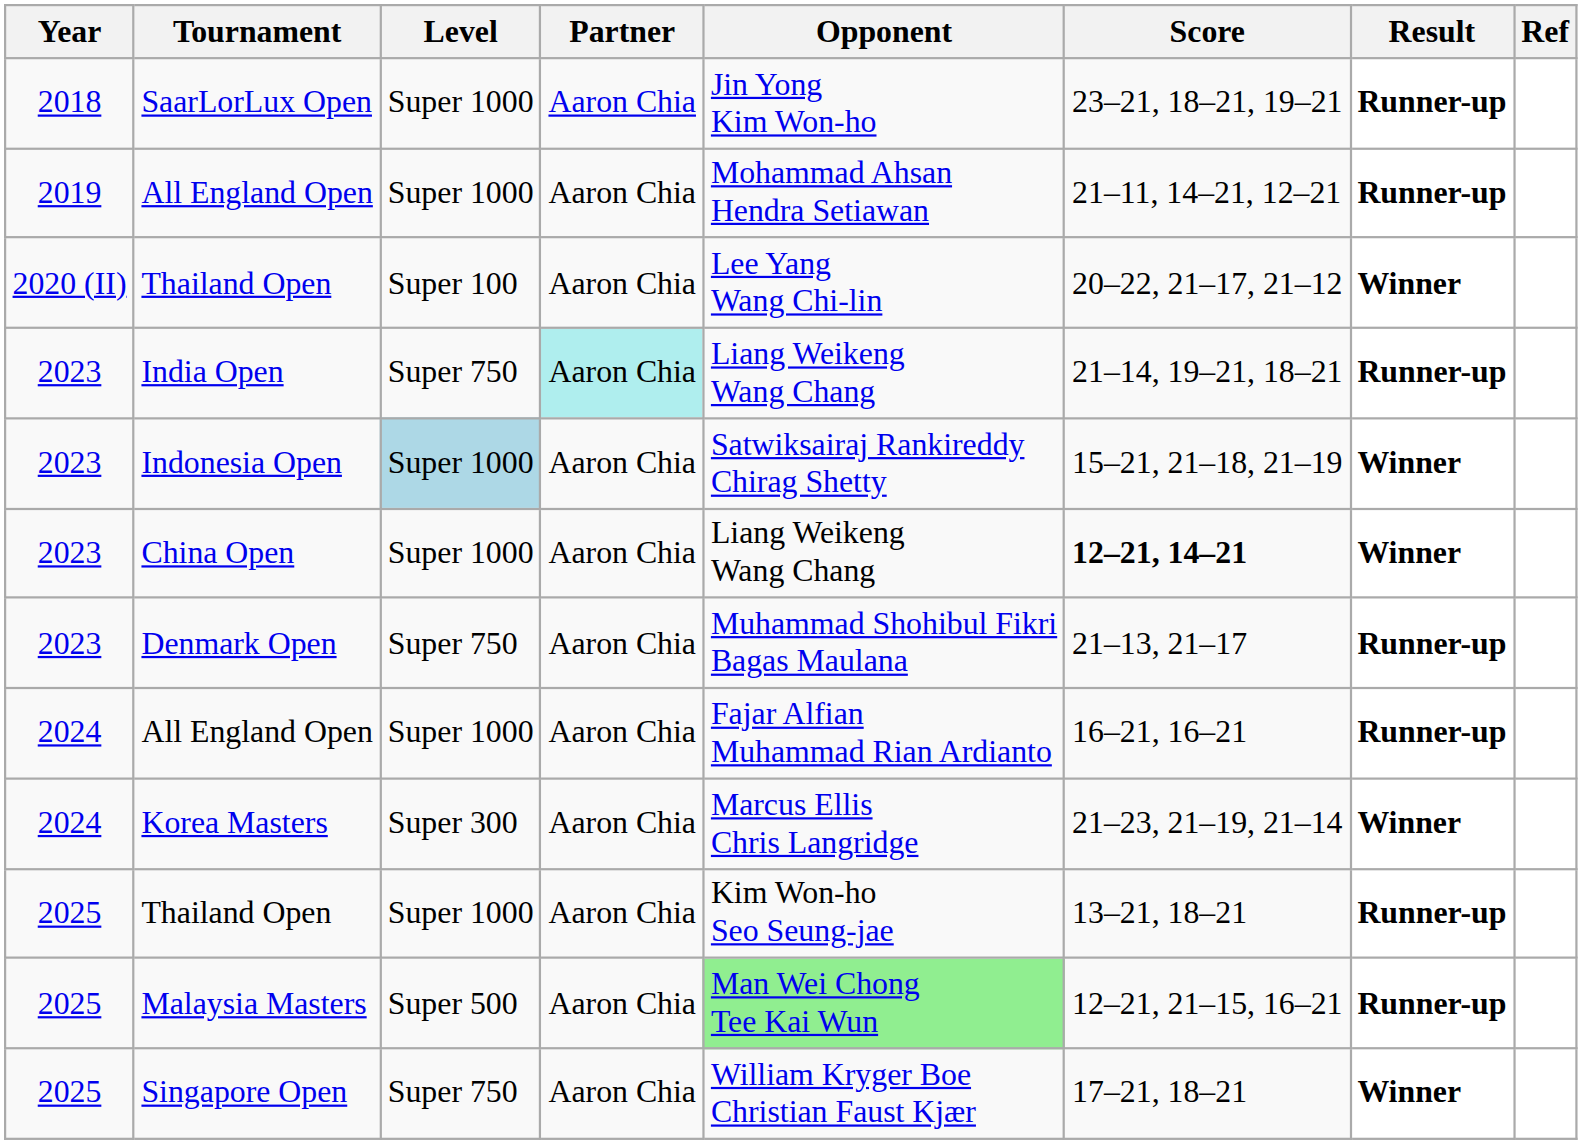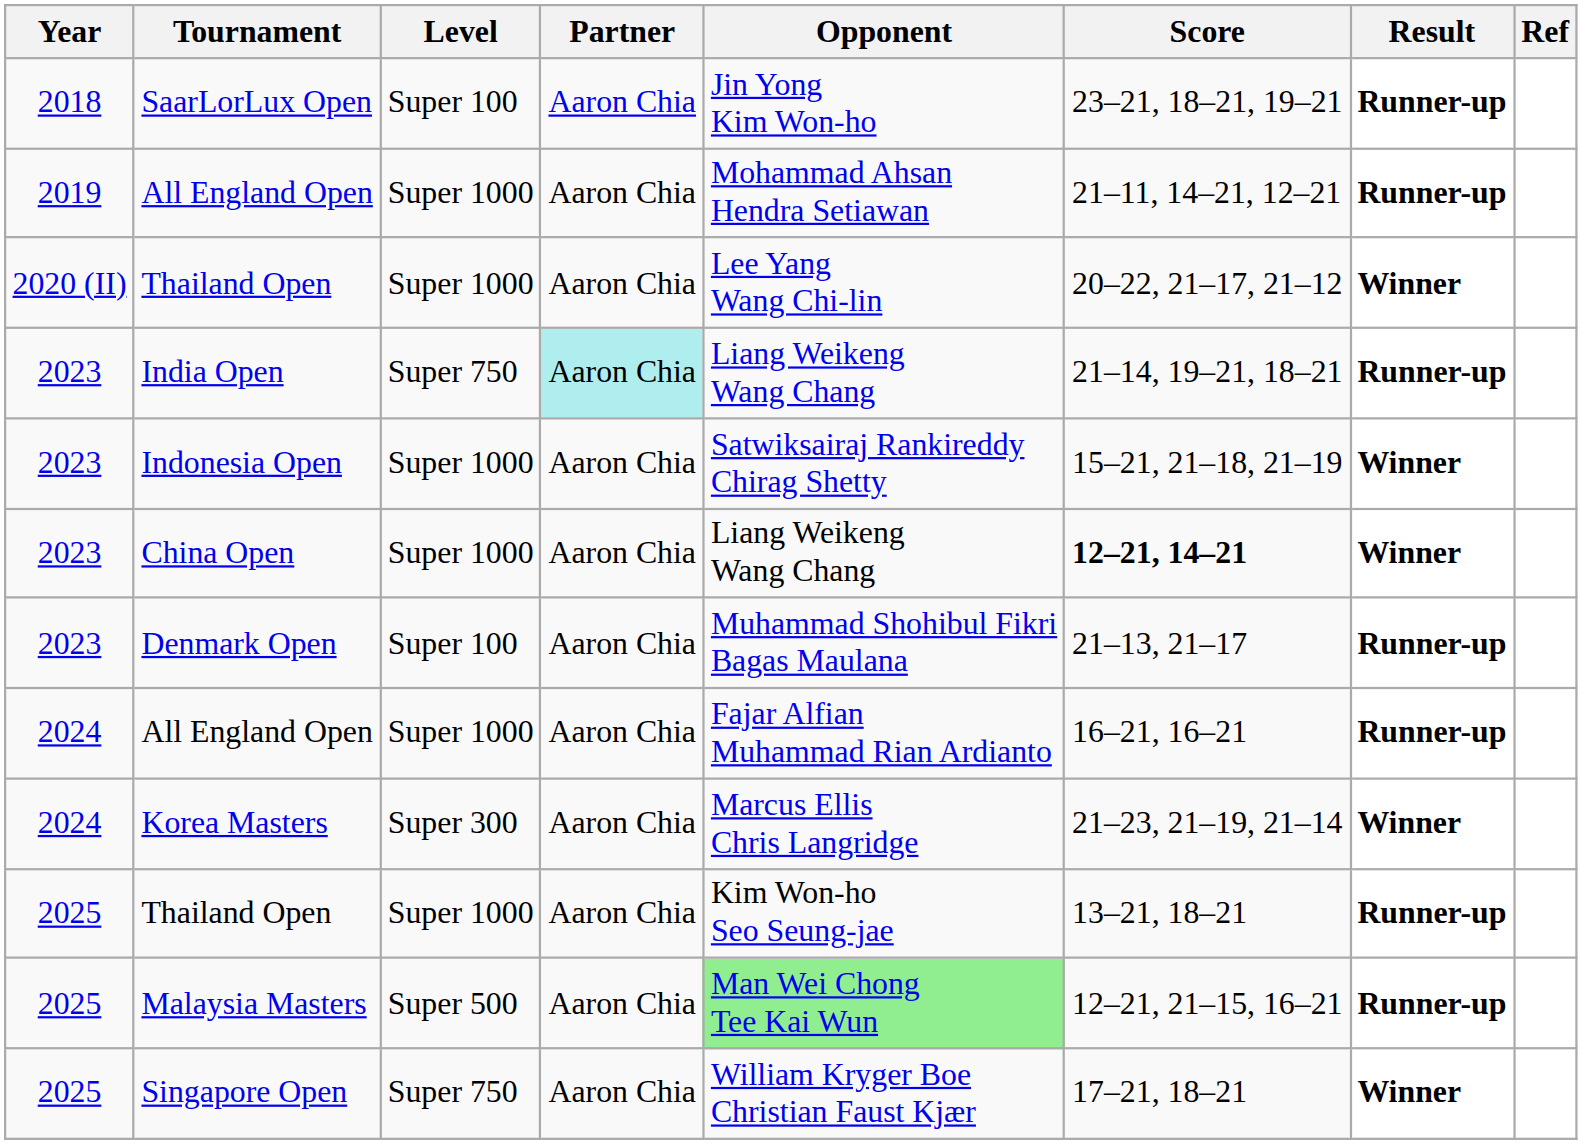(461, 102) Super 1000 -> (453, 102) Super 100
(453, 282) Super 100 -> (461, 282) Super 1000
(461, 462) lightblue background -> (461, 462) no background
(453, 642) Super 750 -> (453, 642) Super 100
